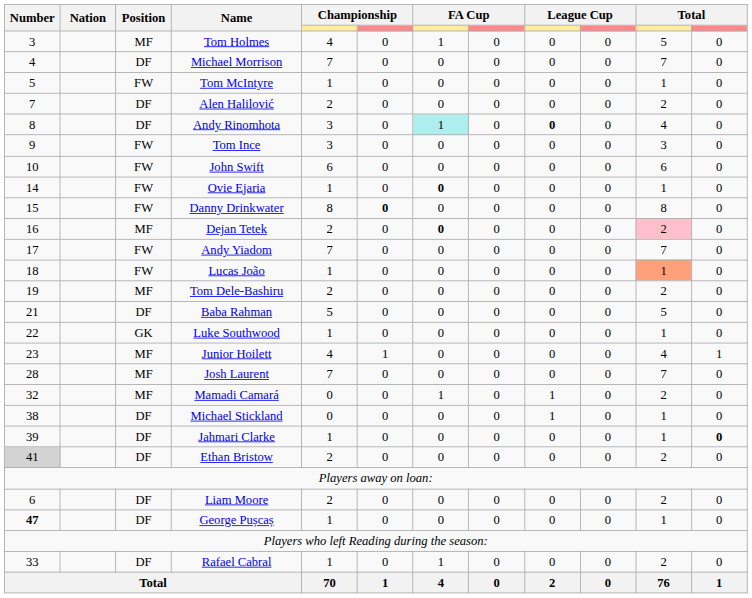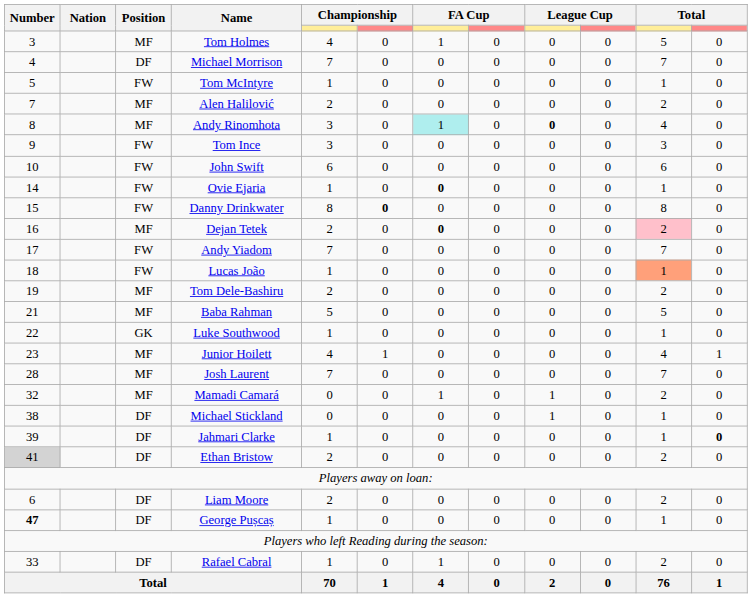(144, 104) DF -> (144, 104) MF
(144, 124) DF -> (144, 124) MF
(144, 312) DF -> (144, 312) MF
